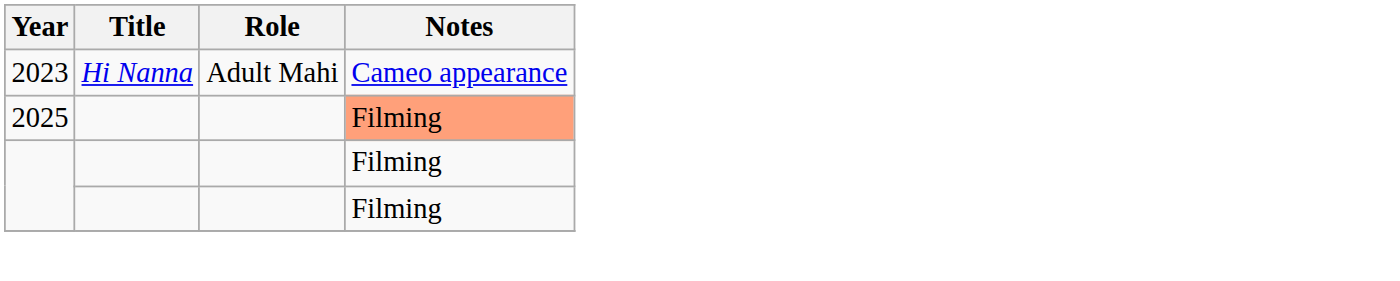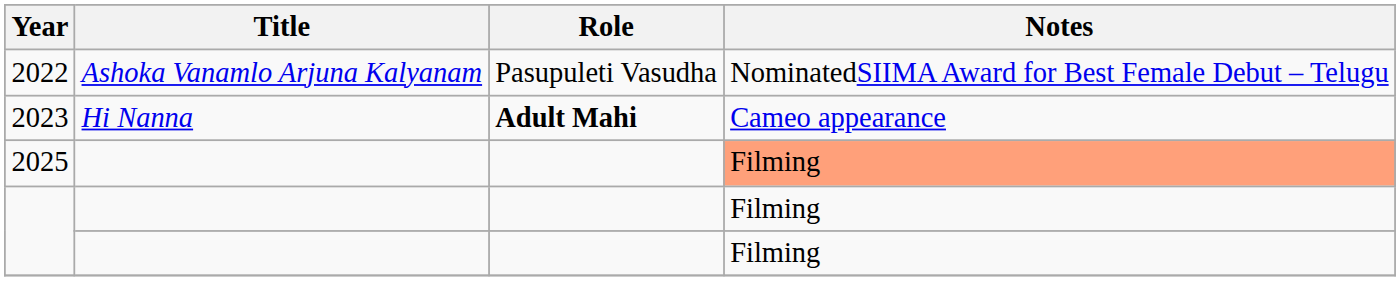+ row: (40, 72)
(272, 72) normal -> (566, 117) bold
